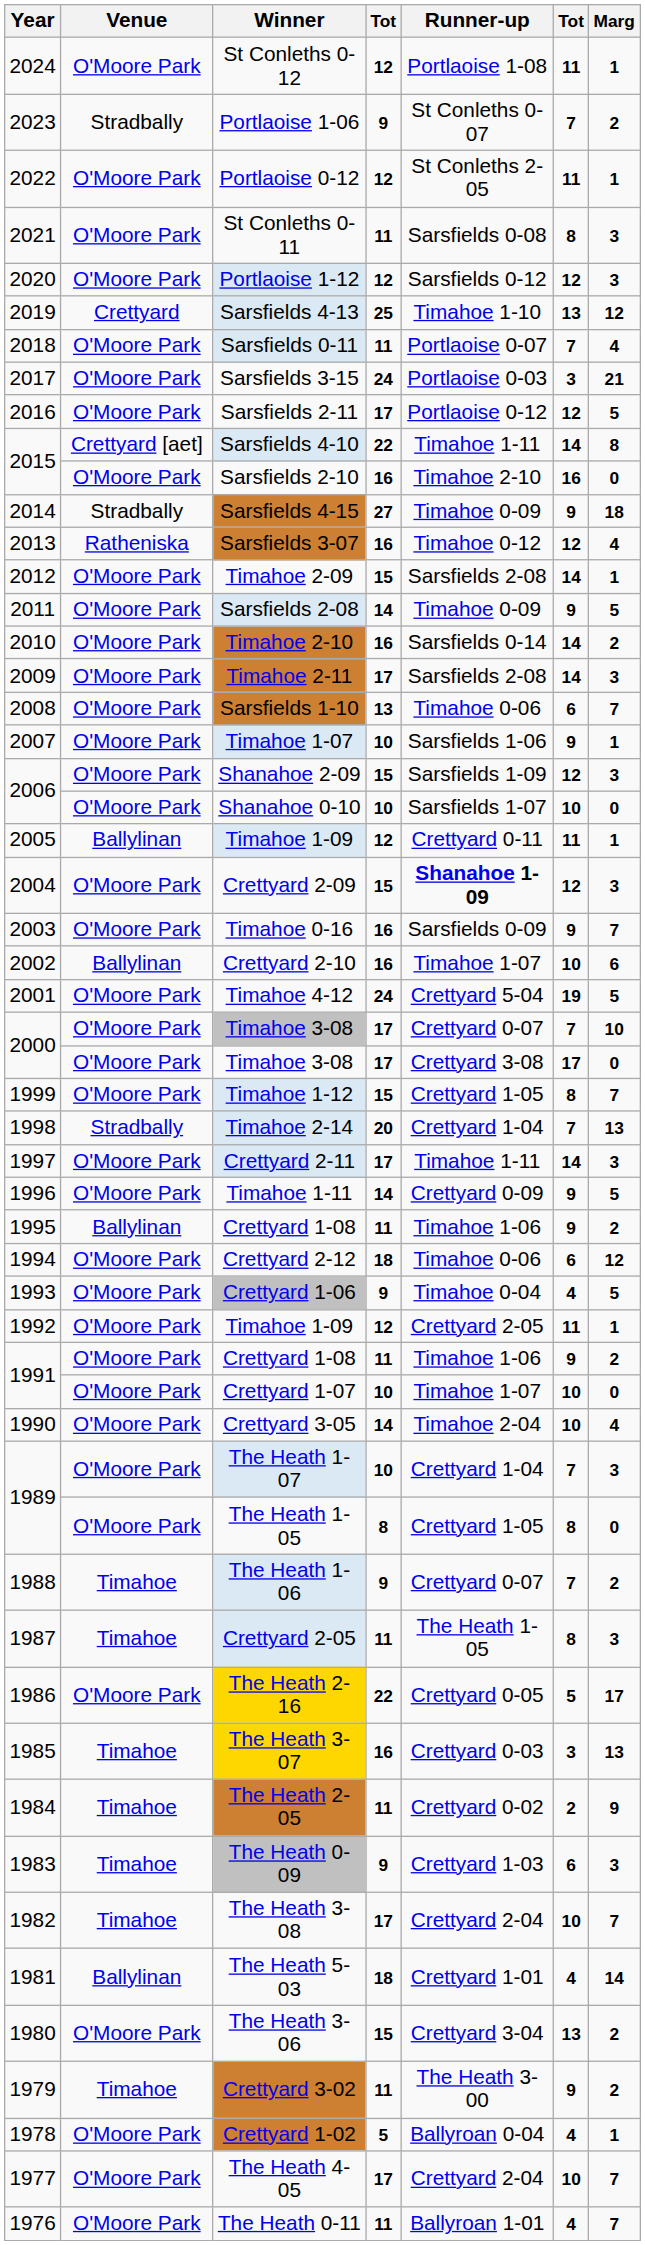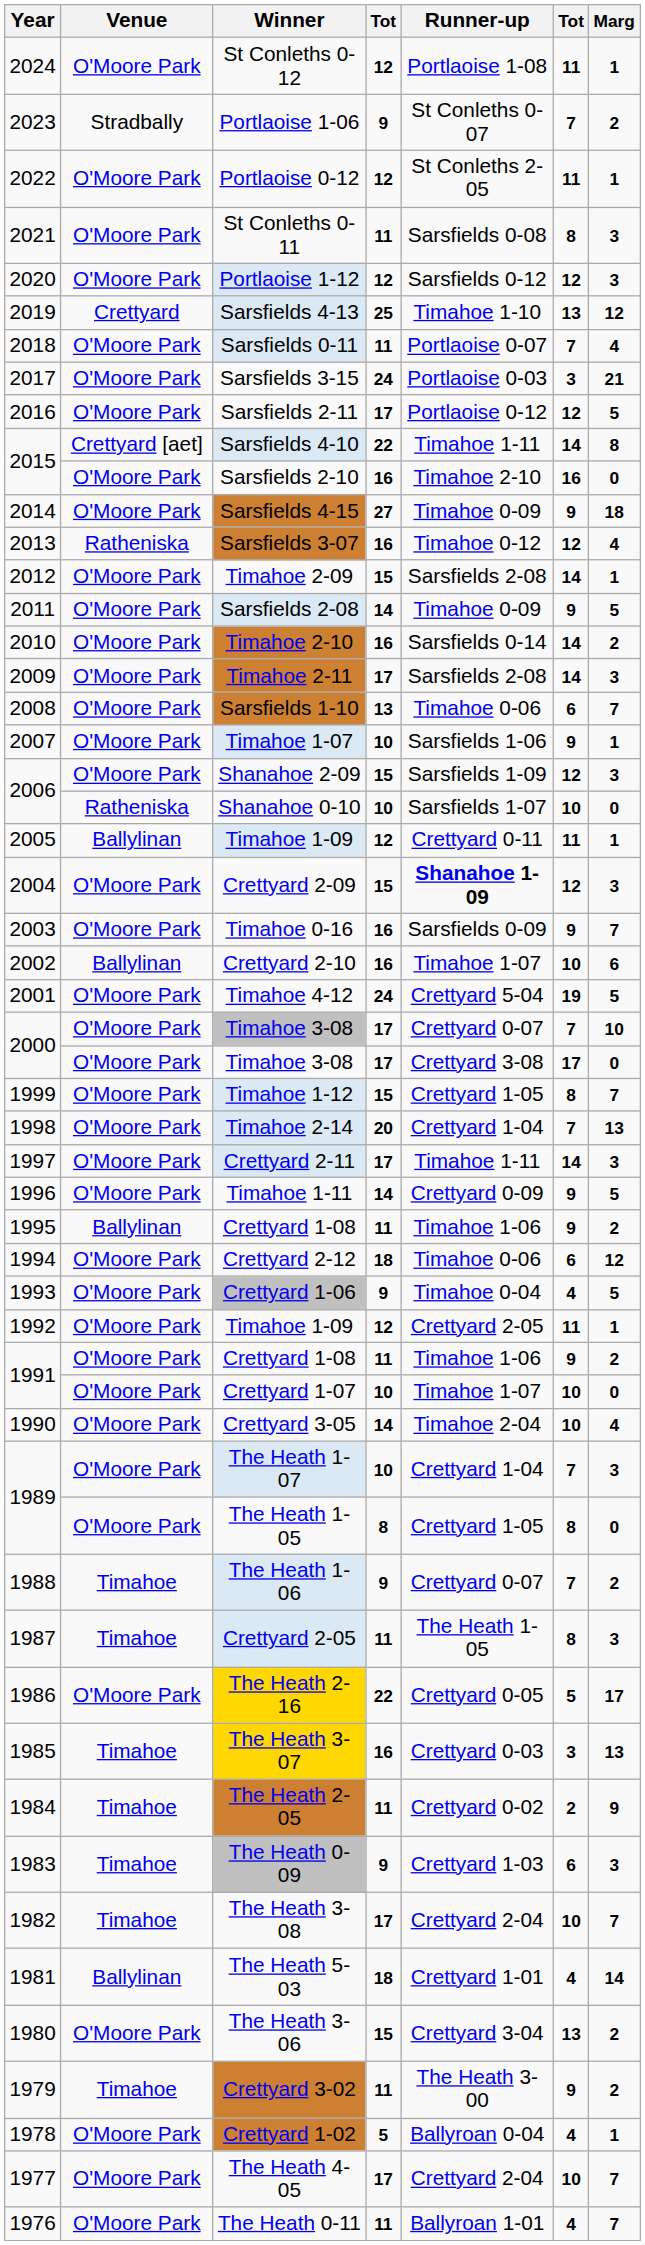(137, 510) Stradbally -> (137, 510) O'Moore Park
(137, 807) O'Moore Park -> (137, 807) Ratheniska
(137, 1127) Stradbally -> (137, 1127) O'Moore Park
